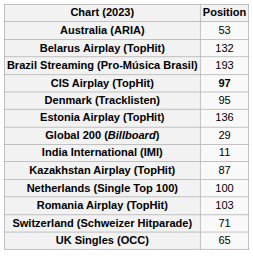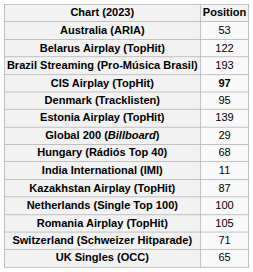(225, 48) 132 -> (225, 48) 122
(225, 118) 136 -> (225, 118) 139
+ row: (102, 153)
(225, 205) 103 -> (225, 223) 105
